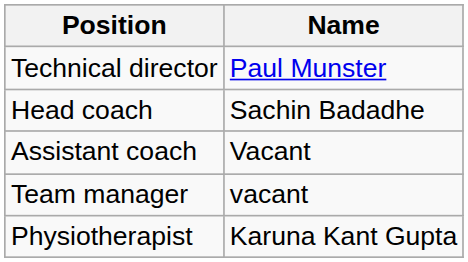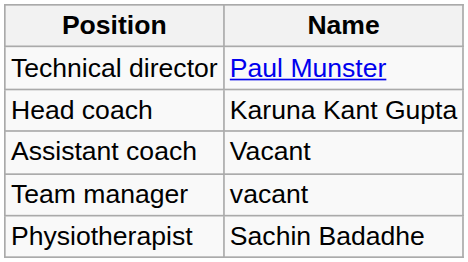(327, 109) Sachin Badadhe -> (344, 109) Karuna Kant Gupta
(344, 236) Karuna Kant Gupta -> (327, 236) Sachin Badadhe
